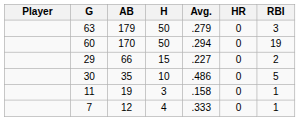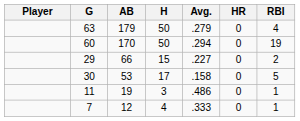(276, 28) 3 -> (276, 28) 4
(127, 76) 35 -> (127, 76) 53
(164, 76) 10 -> (164, 76) 17
(201, 76) .486 -> (201, 76) .158
(201, 92) .158 -> (201, 92) .486
